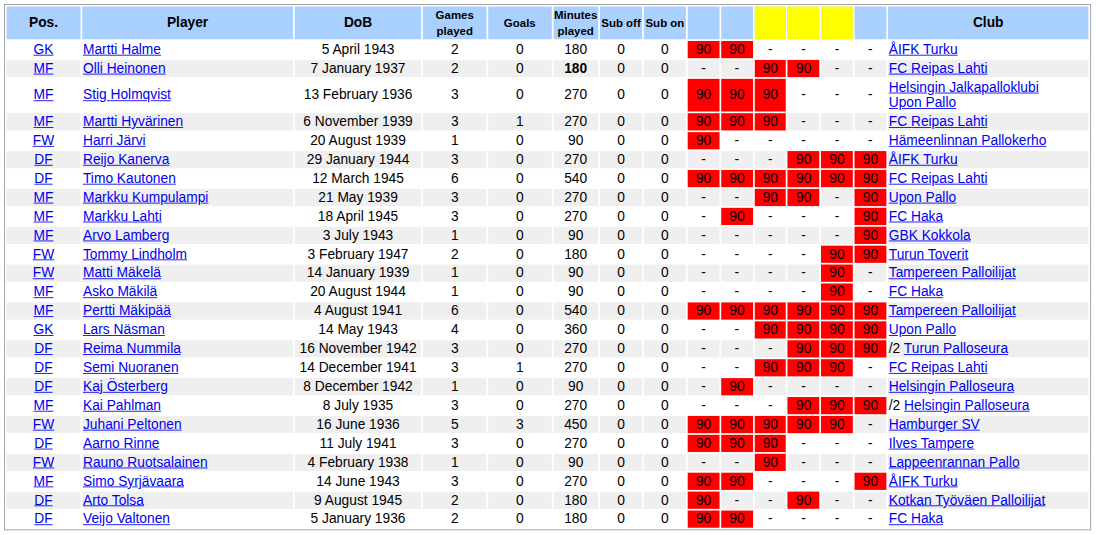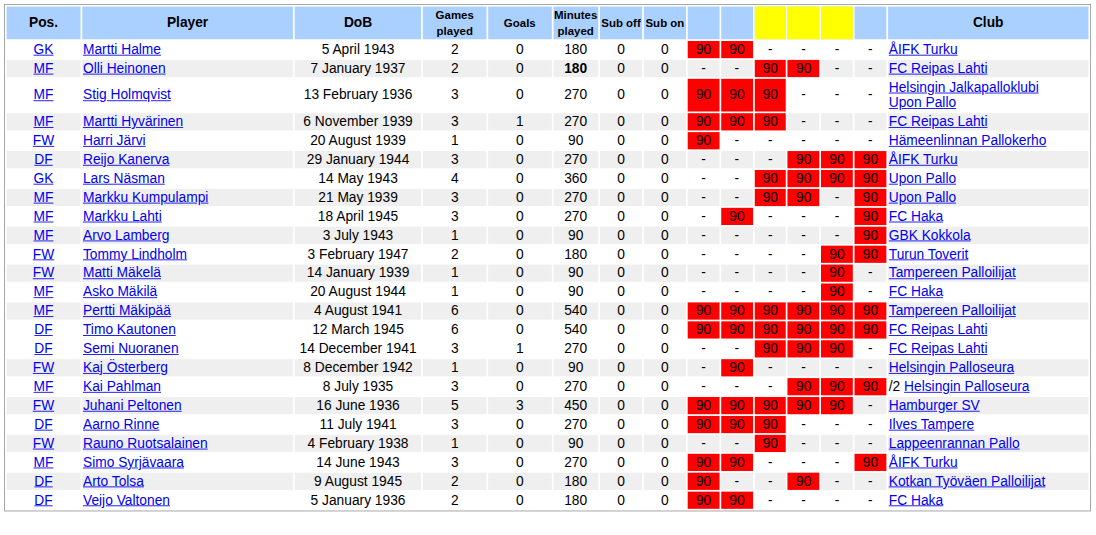rows swapped: (129, 178) <-> (124, 330)
- row: (132, 348)
(43, 386) DF -> (43, 367) FW
